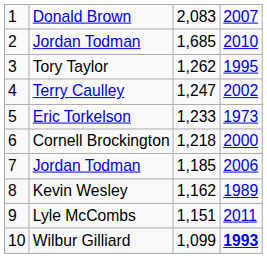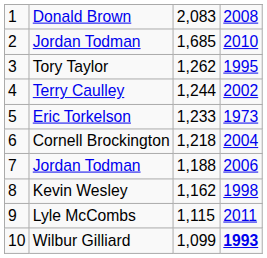(241, 16) 2007 -> (241, 16) 2008
(196, 91) 1,247 -> (196, 91) 1,244
(241, 141) 2000 -> (241, 141) 2004
(196, 166) 1,185 -> (196, 166) 1,188
(241, 191) 1989 -> (241, 191) 1998
(196, 215) 1,151 -> (196, 215) 1,115
